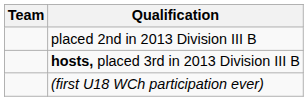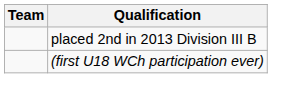- row: (175, 61)
